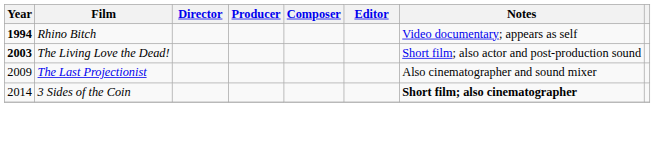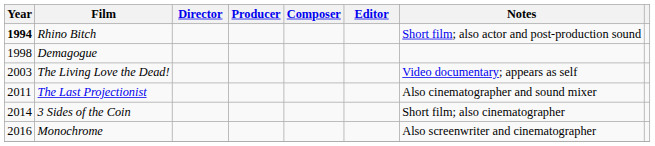(490, 33) Video documentary; appears as self -> (522, 33) Short film; also actor and post-production sound
+ row: (67, 53)
(20, 53) bold -> (20, 72) normal
(522, 53) Short film; also actor and post-production sound -> (490, 72) Video documentary; appears as self
(20, 72) 2009 -> (19, 92) 2011
(490, 92) bold -> (483, 111) normal
+ row: (70, 131)
